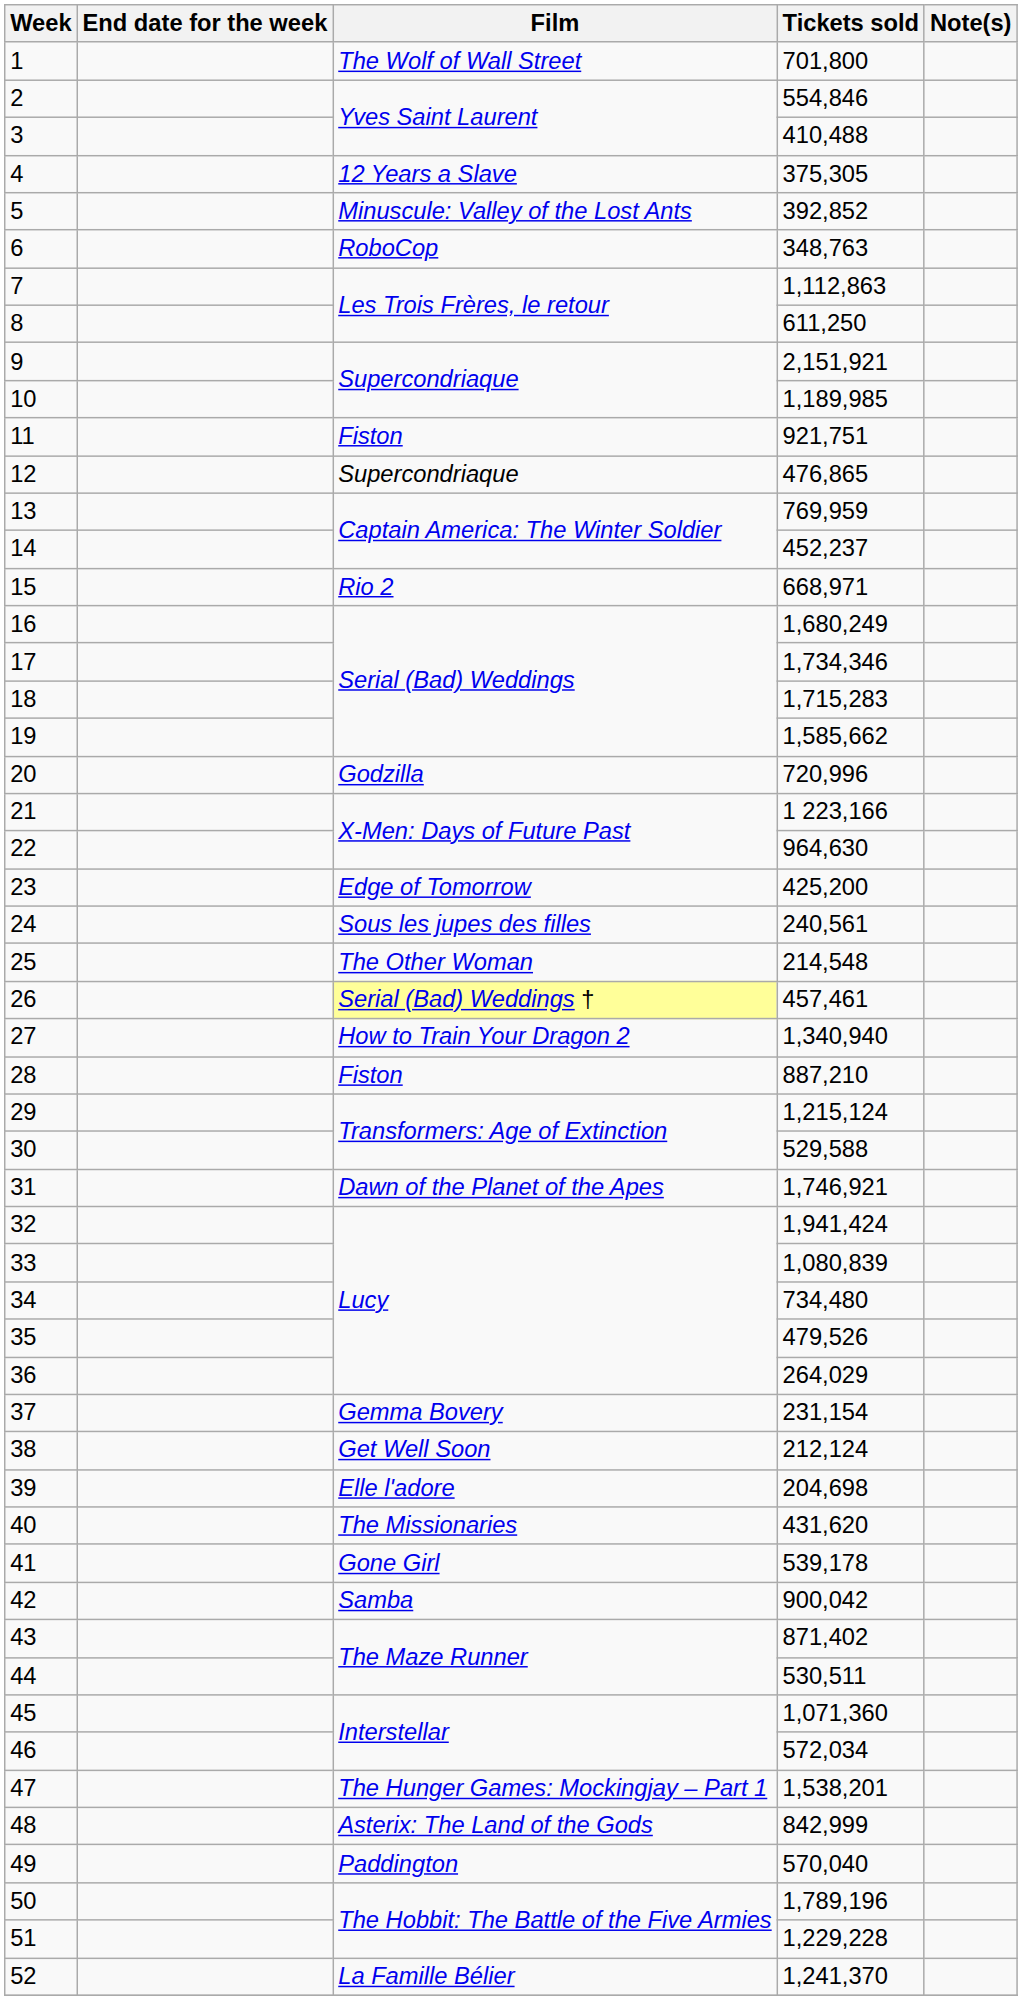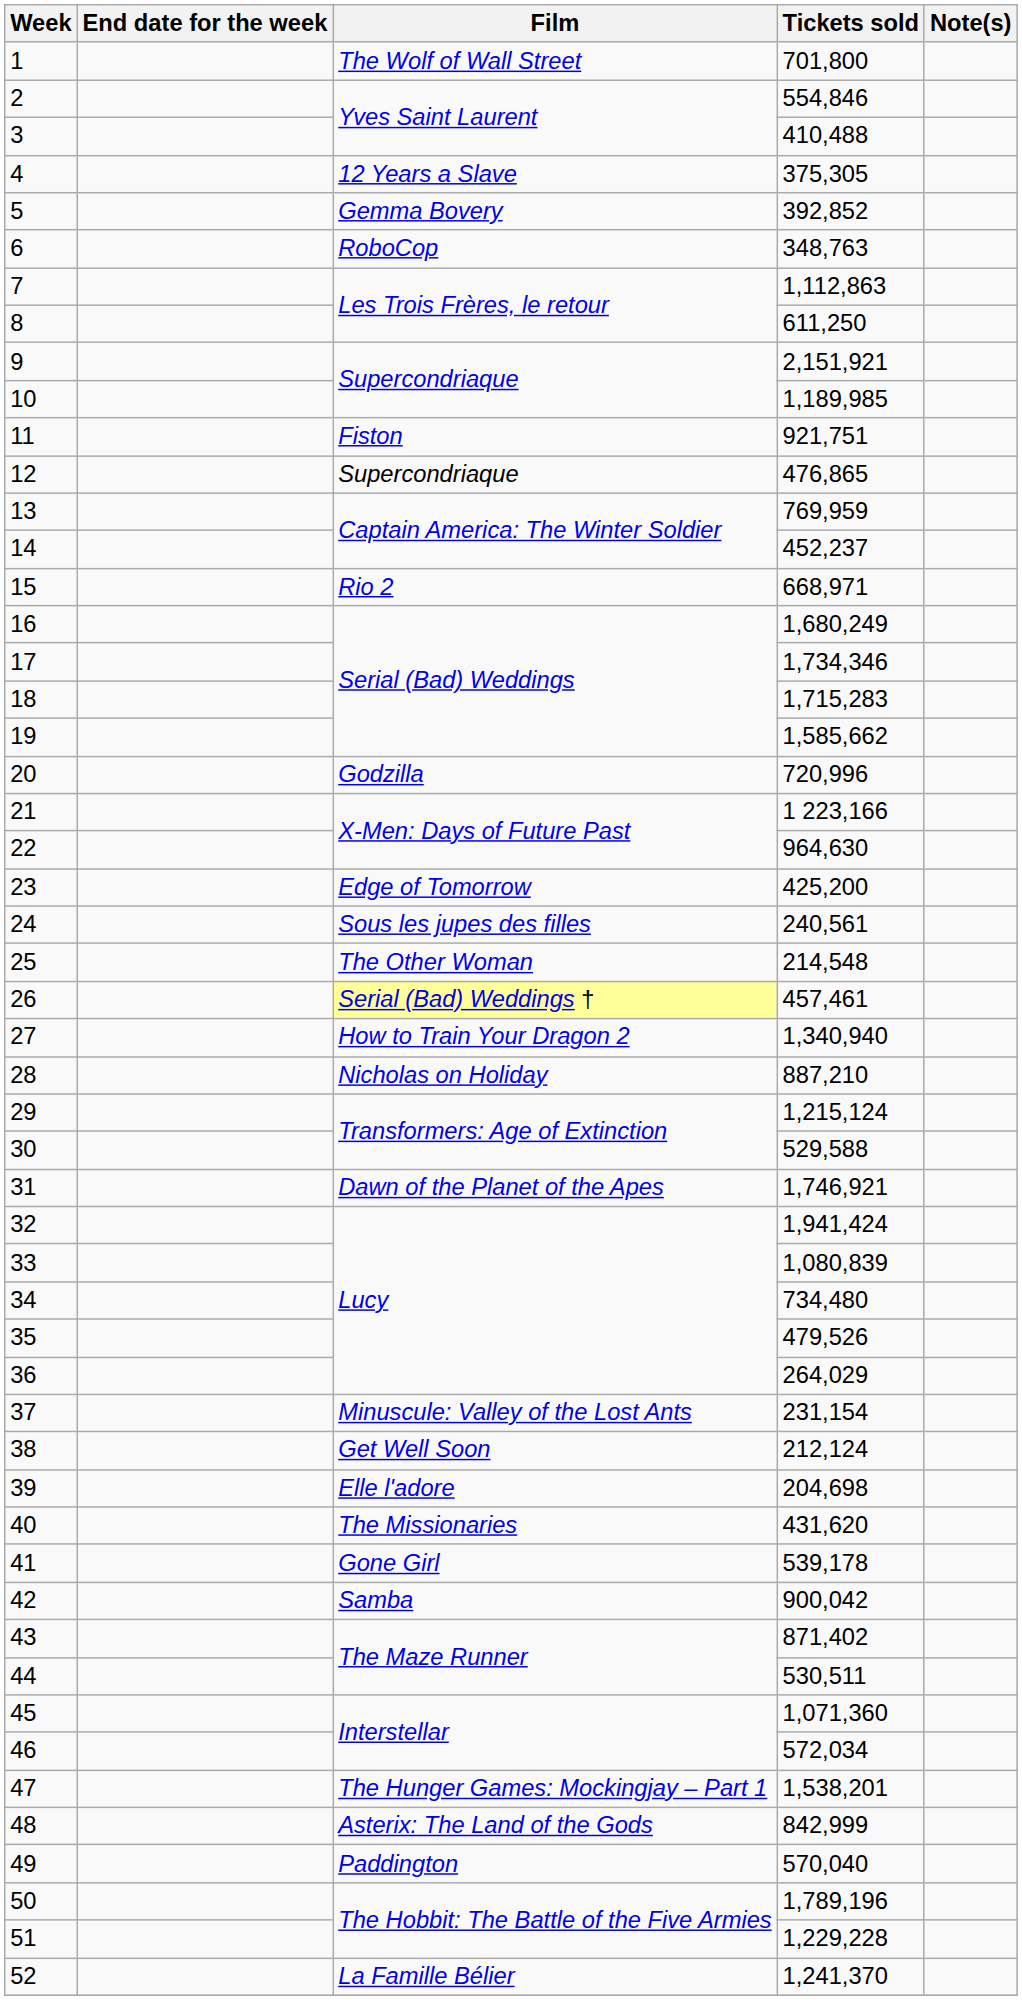(515, 211) Minuscule: Valley of the Lost Ants -> (420, 211) Gemma Bovery
(370, 1074) Fiston -> (443, 1074) Nicholas on Holiday
(420, 1412) Gemma Bovery -> (515, 1412) Minuscule: Valley of the Lost Ants
